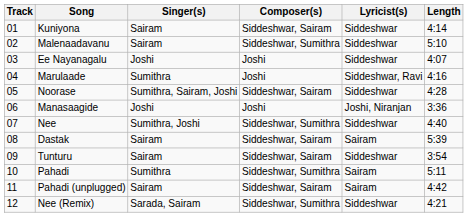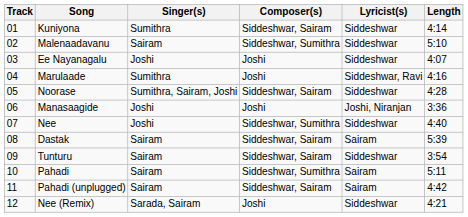(146, 28) Sairam -> (150, 28) Sumithra
(165, 124) Sumithra, Joshi -> (142, 124) Joshi
(150, 172) Sumithra -> (146, 172) Sairam
(291, 204) Siddeshwar, Sumithra -> (254, 204) Joshi
